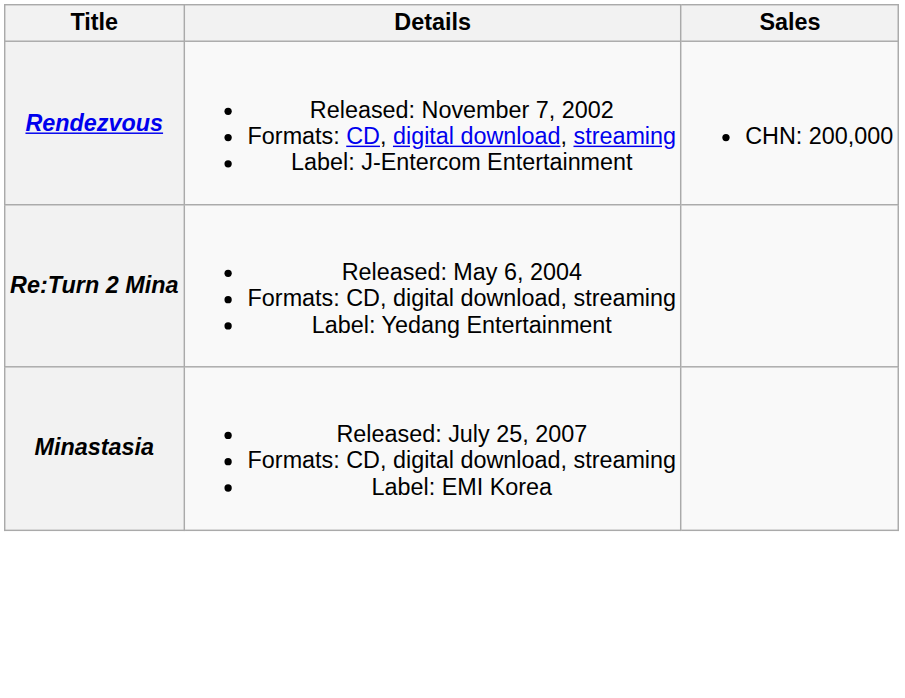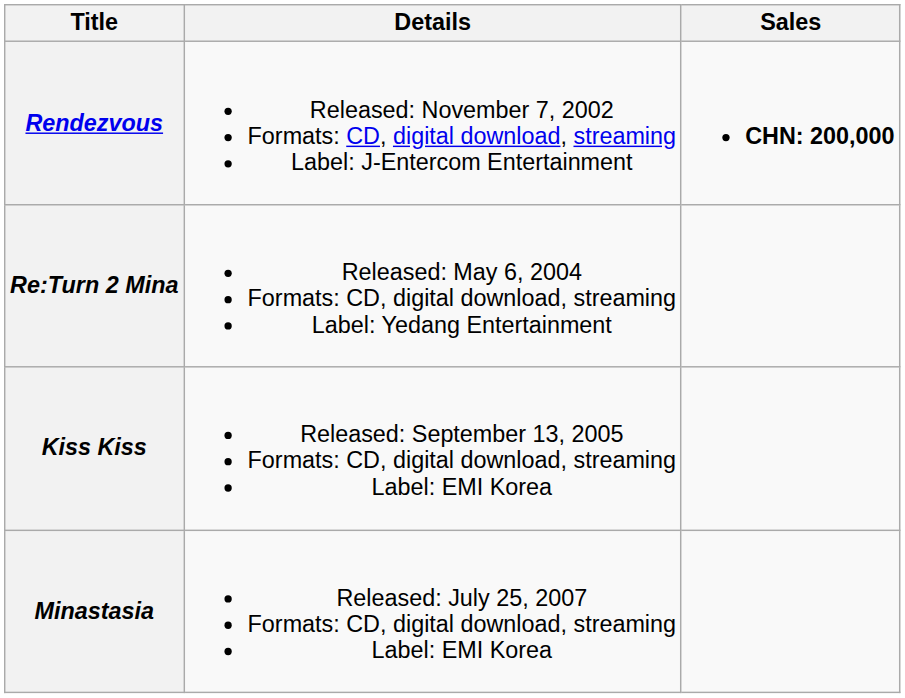(790, 136) normal -> (791, 136) bold
+ row: (94, 448)
